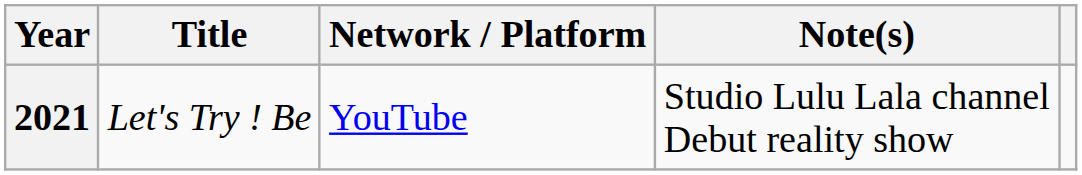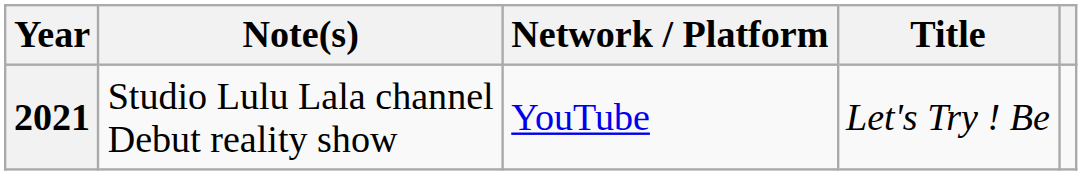columns swapped: (210, 34) <-> (857, 34)
